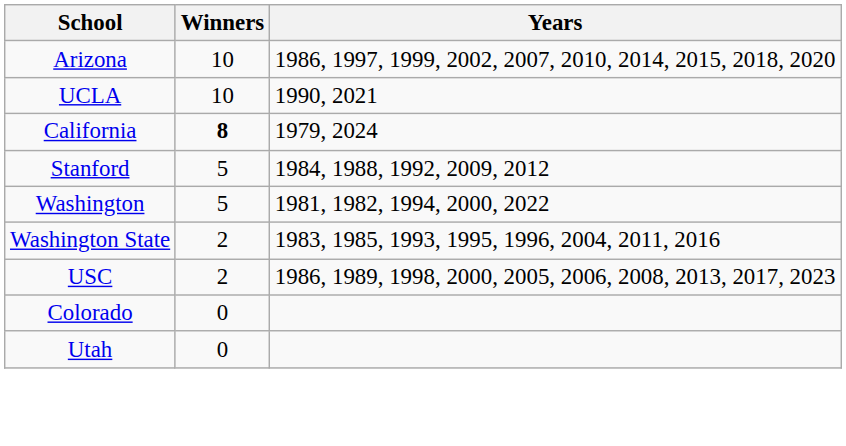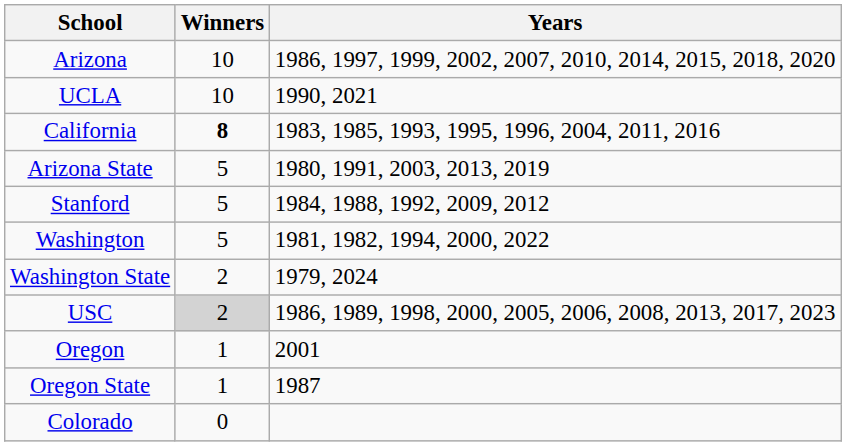(326, 131) 1979, 2024 -> (497, 131) 1983, 1985, 1993, 1995, 1996, 2004, 2011, 2016
+ row: (90, 167)
(497, 240) 1983, 1985, 1993, 1995, 1996, 2004, 2011, 2016 -> (326, 276) 1979, 2024
(222, 276) no background -> (222, 312) lightgrey background
+ row: (90, 349)
+ row: (90, 385)
- row: (90, 349)
